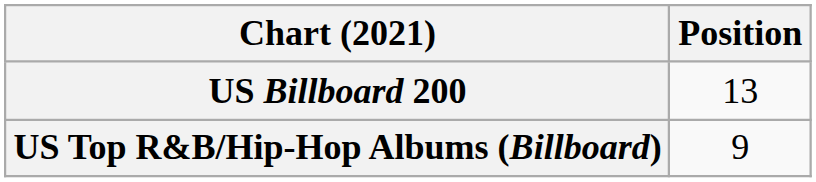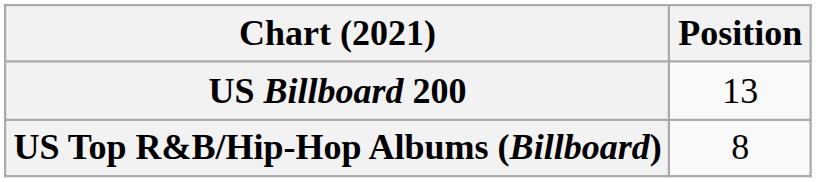(740, 147) 9 -> (740, 147) 8
